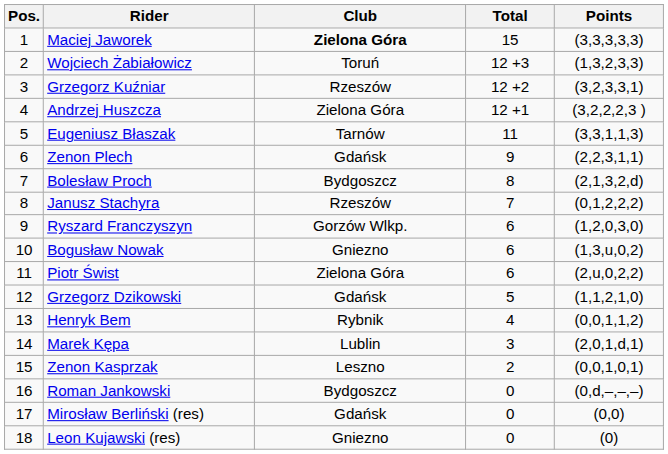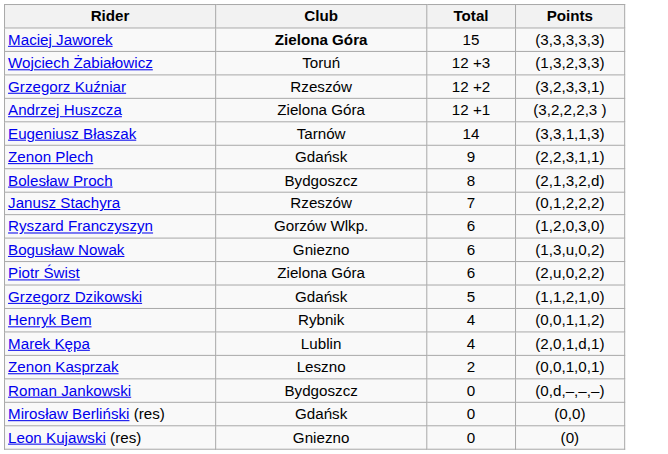- column: (24, 16)
(510, 133) 11 -> (471, 133) 14
(510, 344) 3 -> (471, 344) 4
